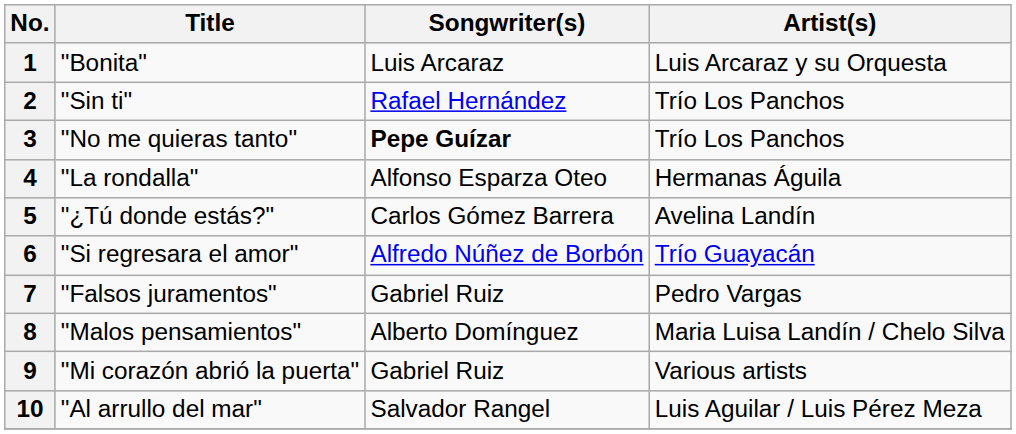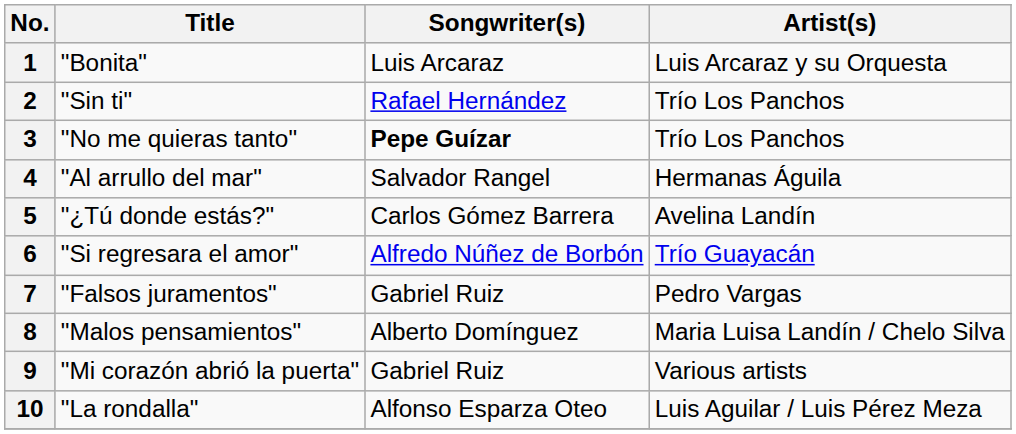(130, 178) "La rondalla" -> (161, 178) "Al arrullo del mar"
(489, 178) Alfonso Esparza Oteo -> (460, 178) Salvador Rangel
(161, 409) "Al arrullo del mar" -> (130, 409) "La rondalla"
(460, 409) Salvador Rangel -> (489, 409) Alfonso Esparza Oteo
